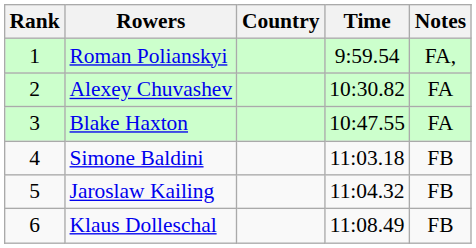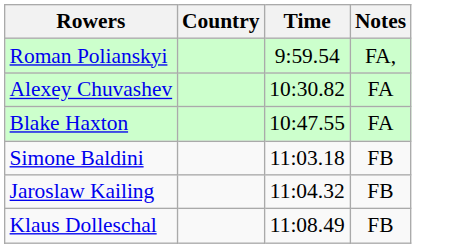- column: (35, 21)
